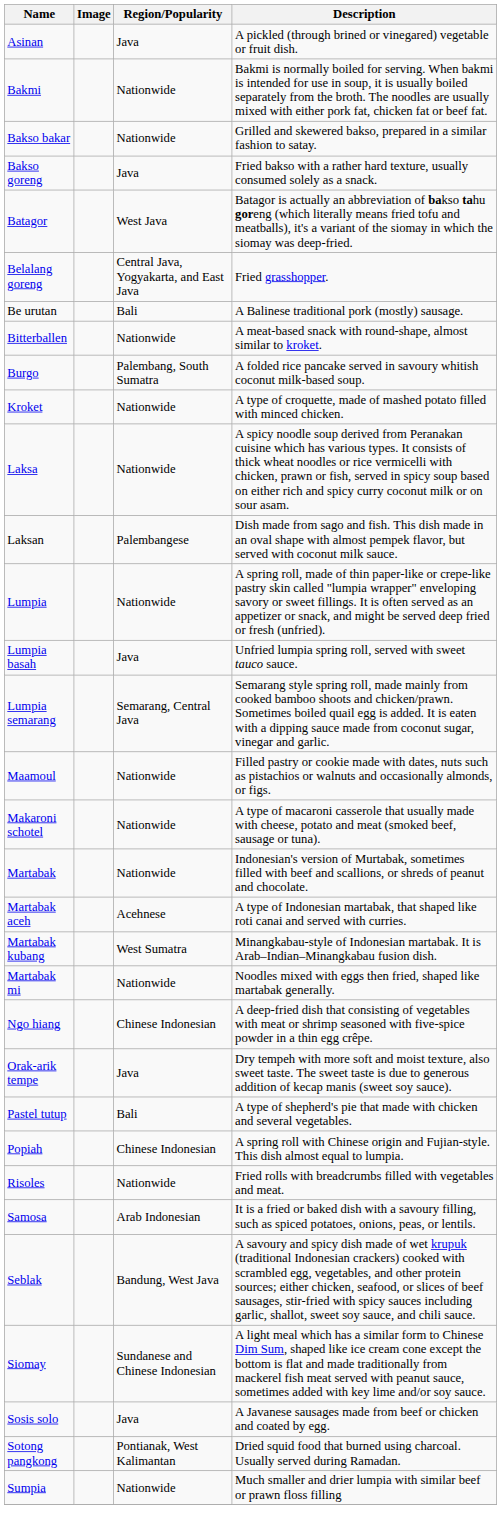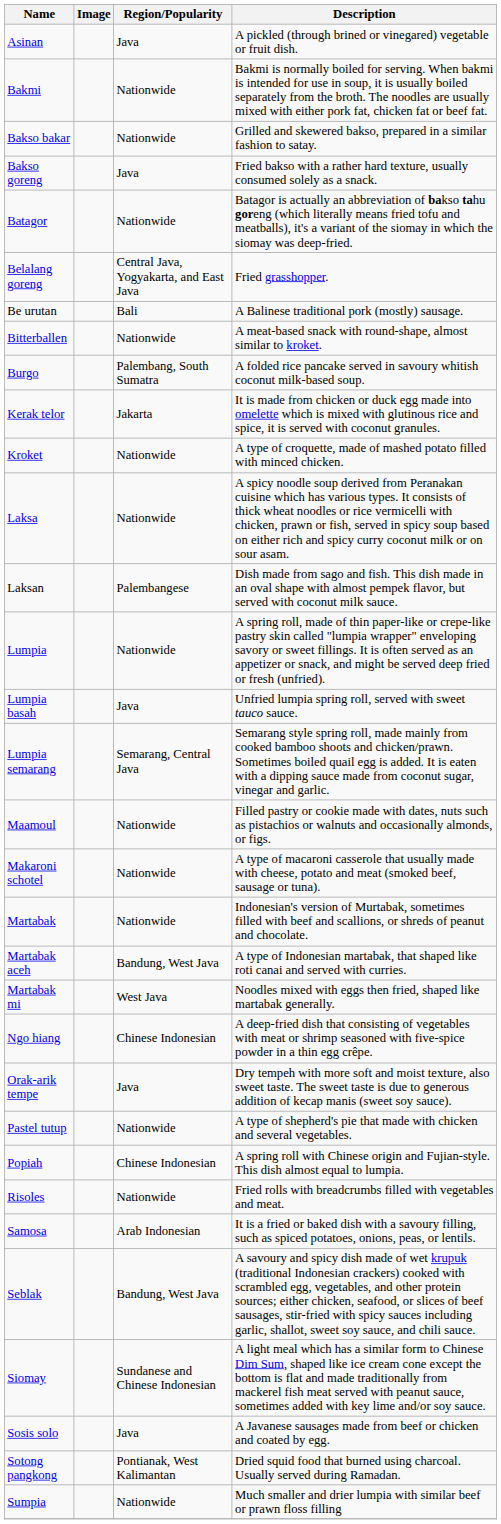(142, 221) West Java -> (146, 221) Nationwide
+ row: (36, 414)
(141, 914) Acehnese -> (168, 962) Bandung, West Java
- row: (32, 948)
(146, 982) Nationwide -> (142, 997) West Java
(127, 1114) Bali -> (146, 1128) Nationwide
